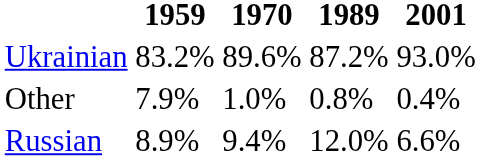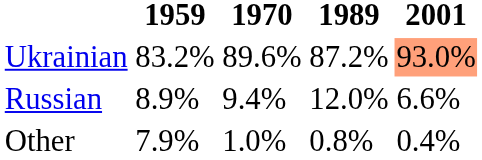(436, 56) no background -> (436, 56) lightsalmon background
rows swapped: (53, 141) <-> (40, 99)
